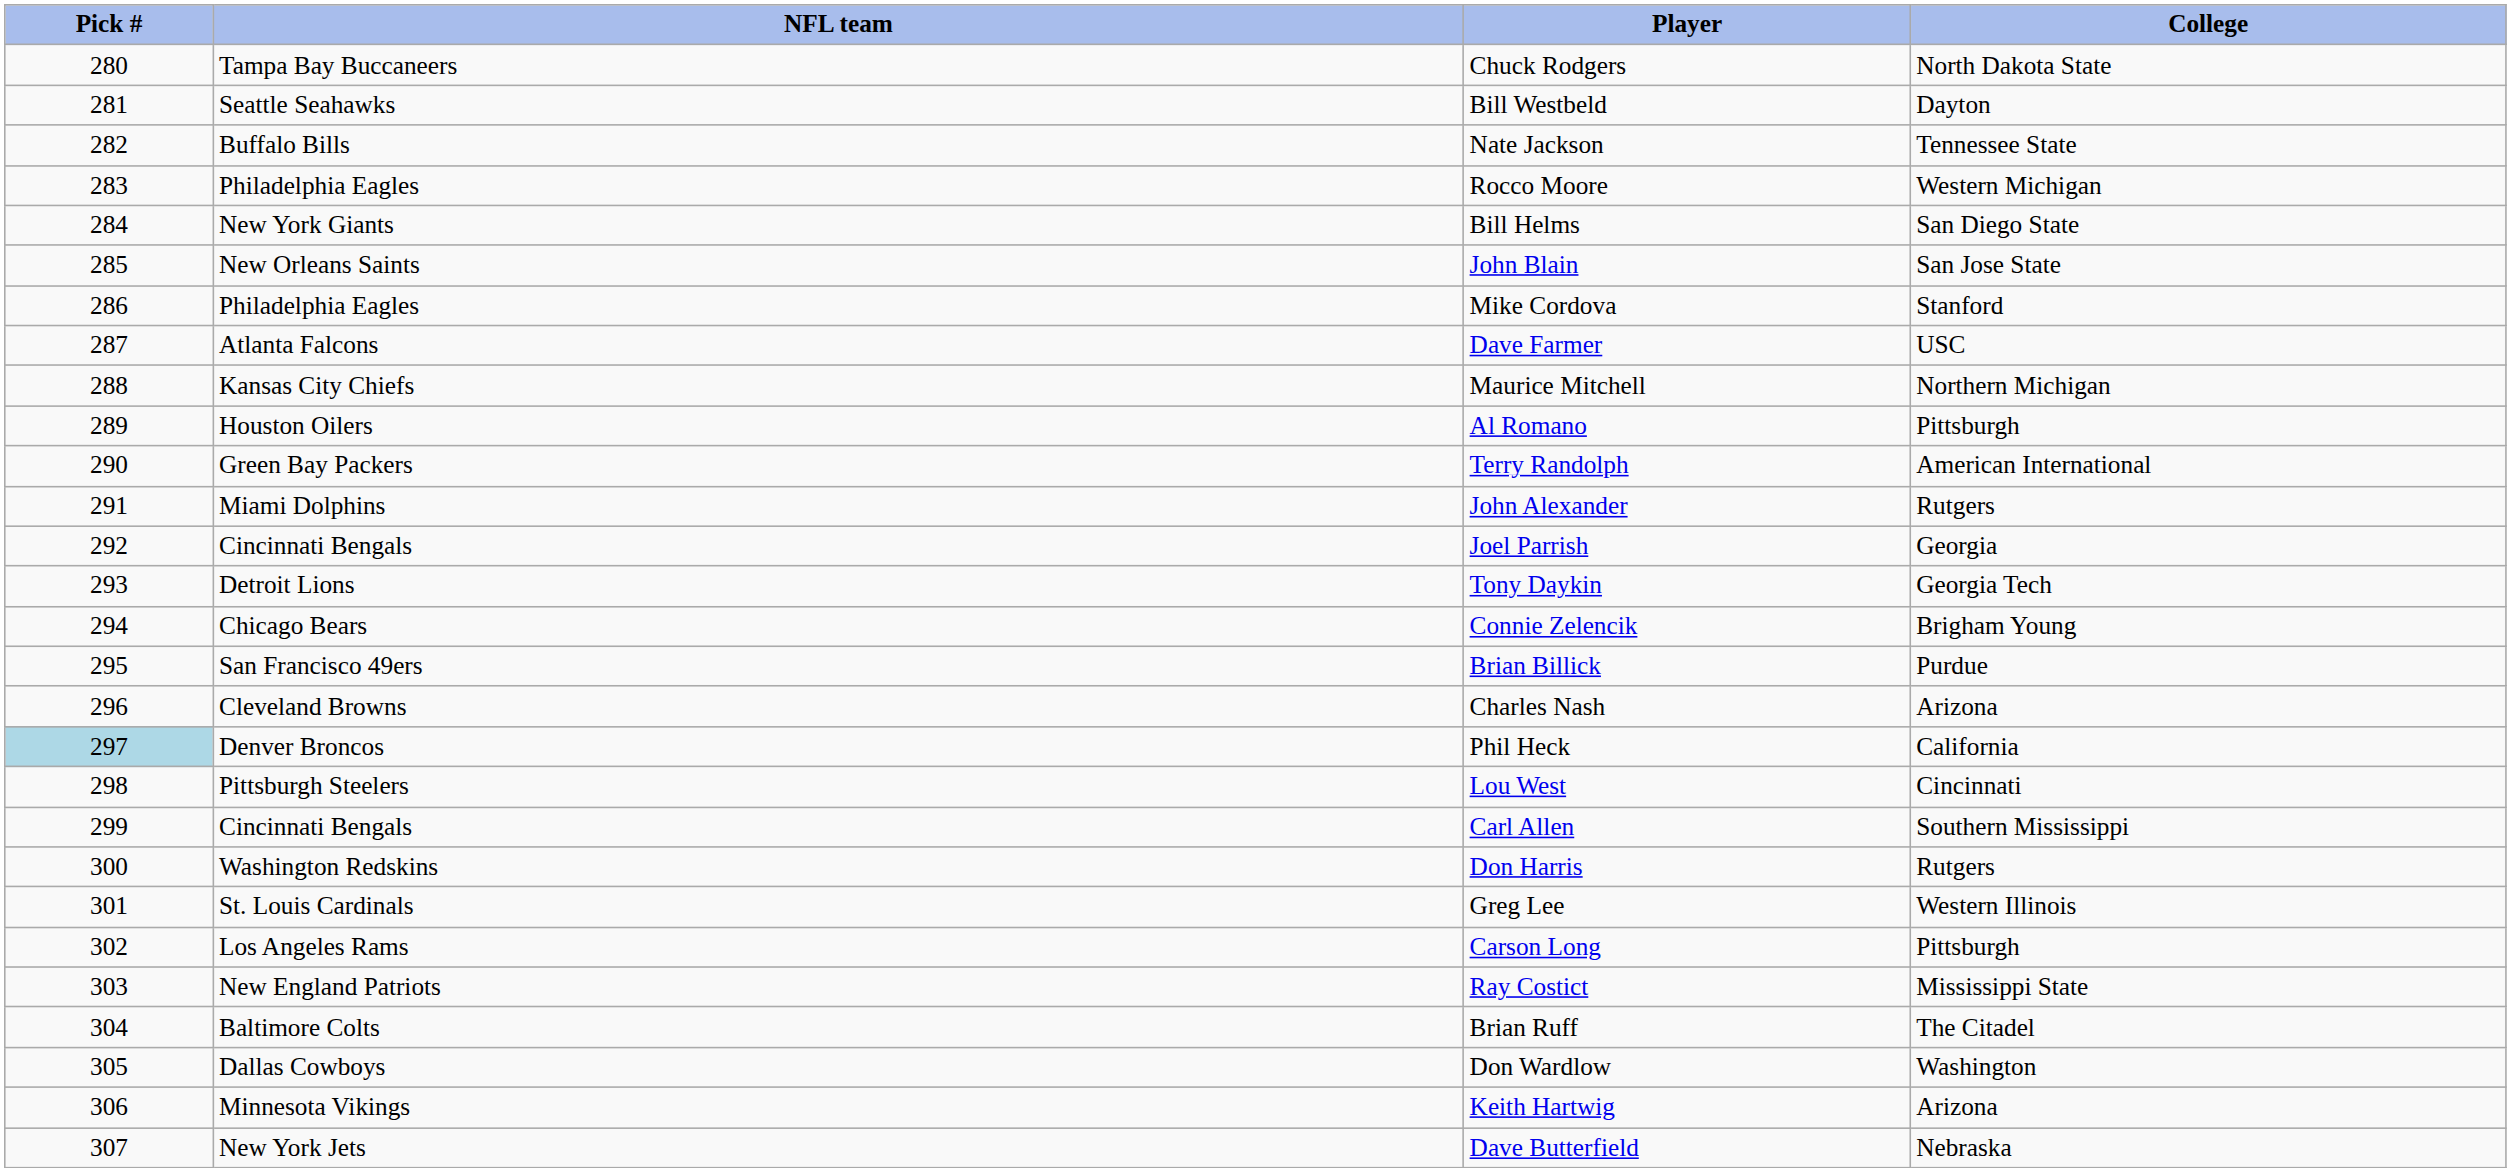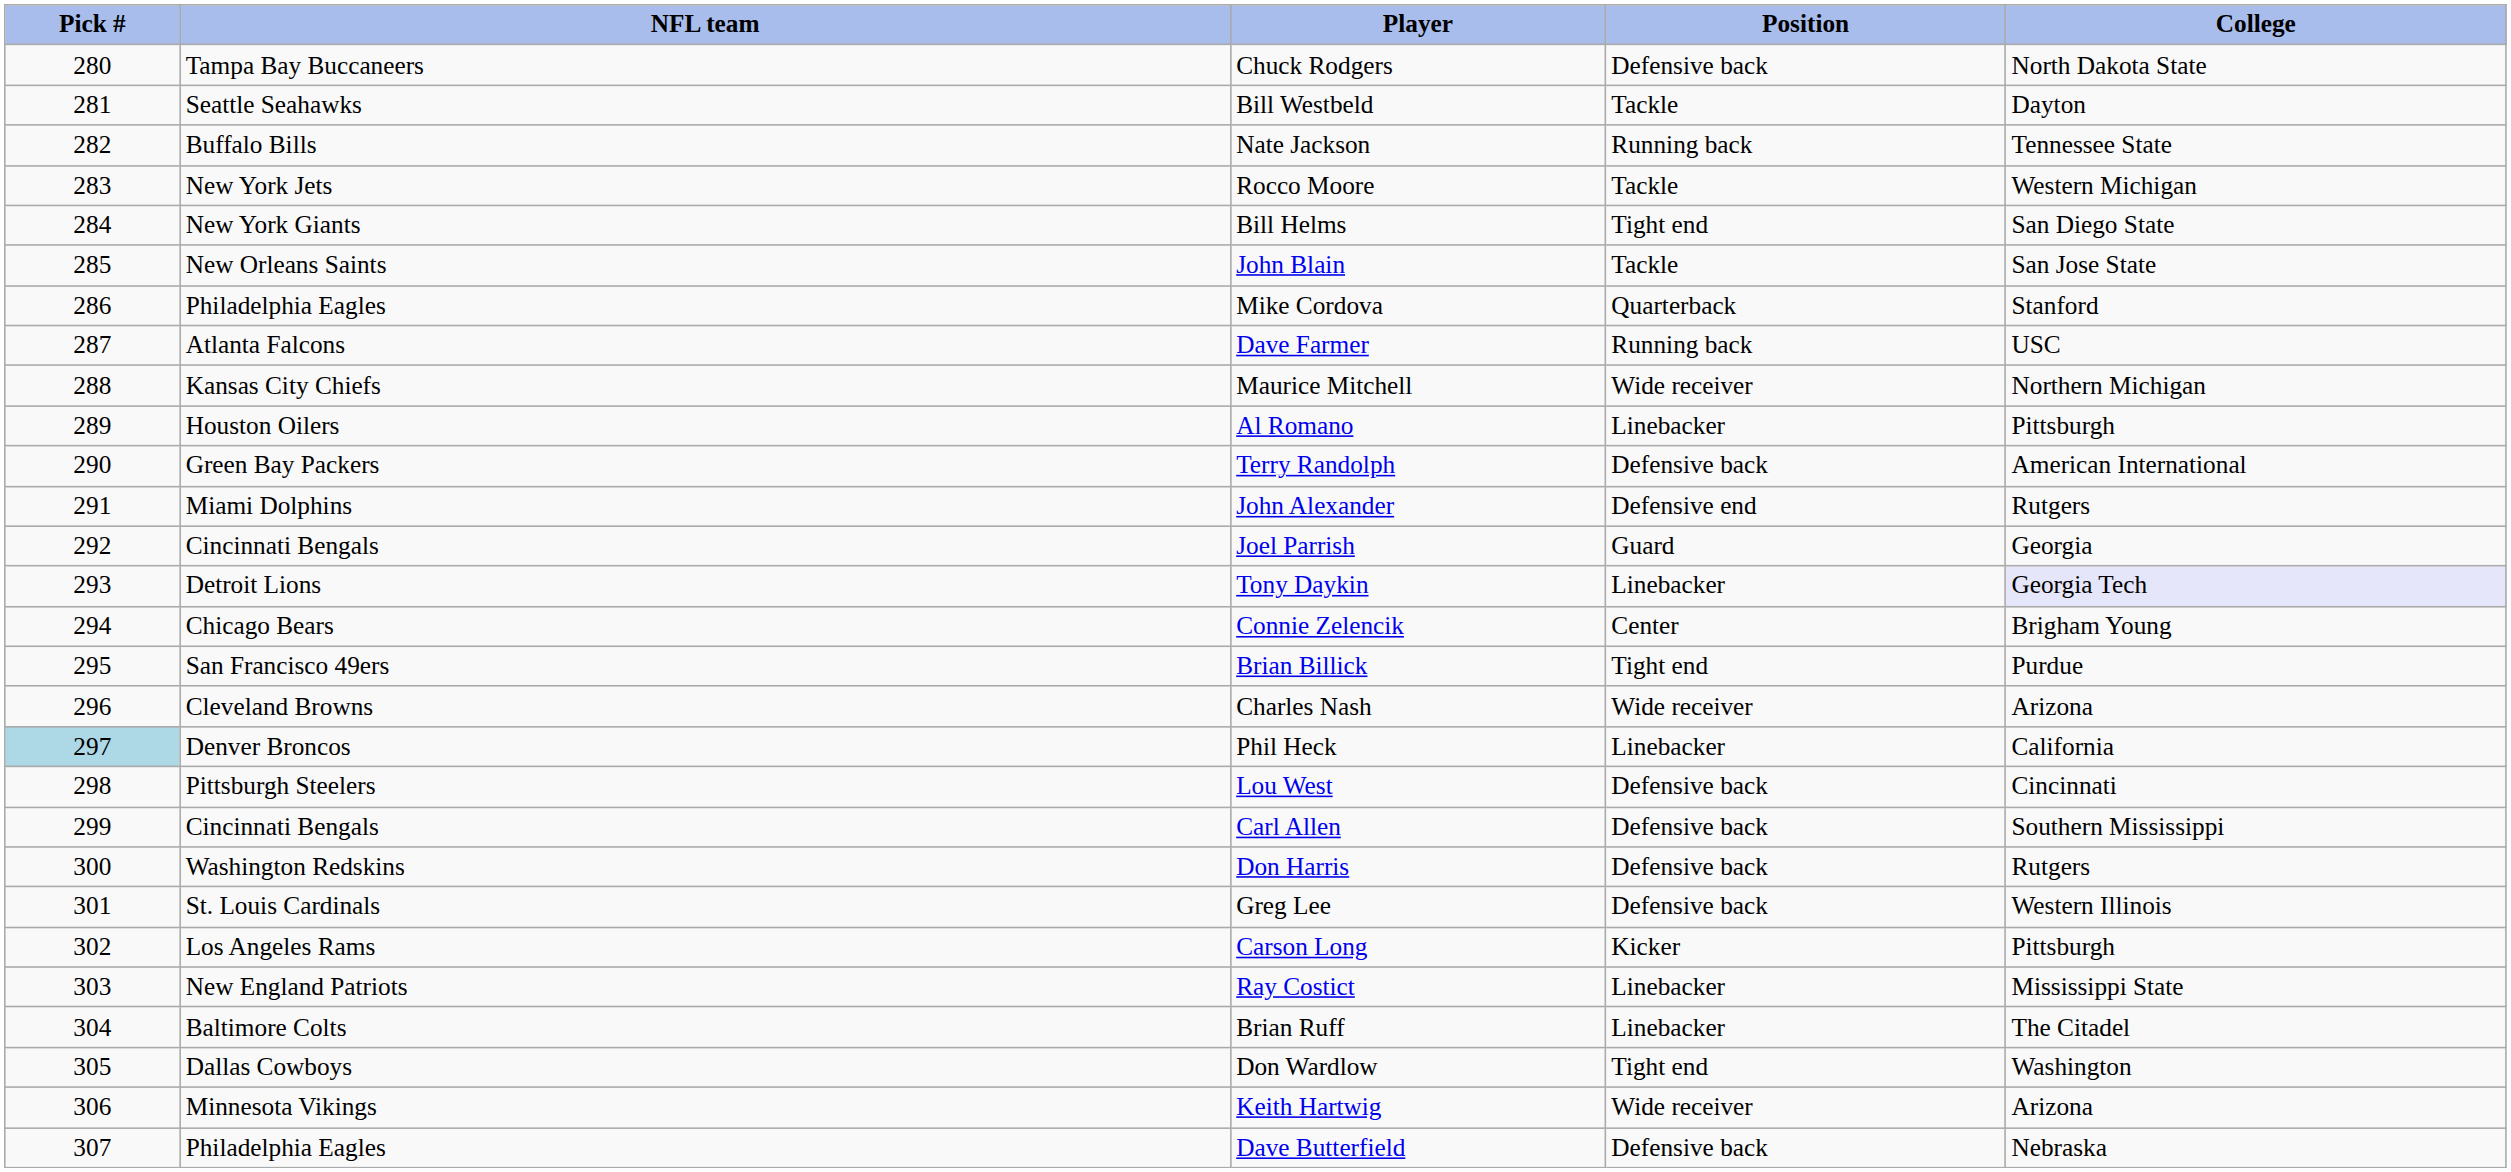+ column: (1806, 24)
(319, 184) Philadelphia Eagles -> (259, 184) New York Jets
(1984, 585) no background -> (2079, 585) lavender background
(292, 1147) New York Jets -> (286, 1147) Philadelphia Eagles
